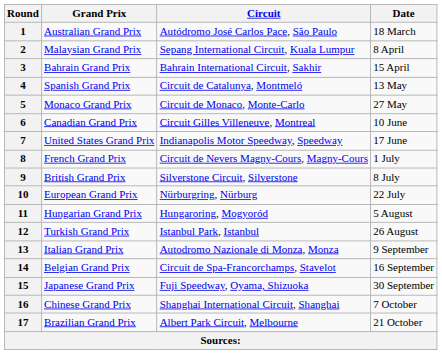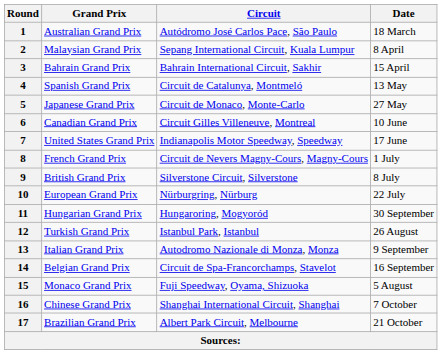(88, 104) Monaco Grand Prix -> (89, 104) Japanese Grand Prix
(393, 213) 5 August -> (404, 213) 30 September
(89, 285) Japanese Grand Prix -> (88, 285) Monaco Grand Prix
(404, 285) 30 September -> (393, 285) 5 August
